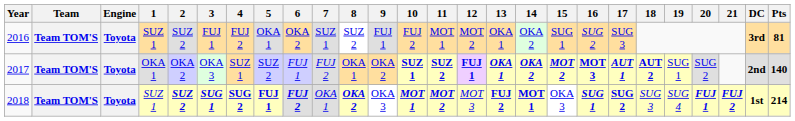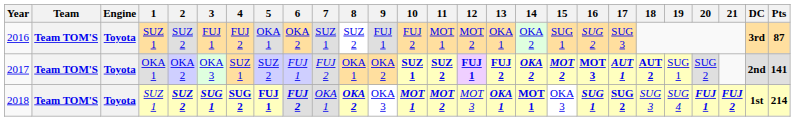(779, 37) 81 -> (779, 37) 87
(501, 68) OKA 1 -> (501, 68) FUJ 2
(779, 68) 140 -> (779, 68) 141
(501, 100) FUJ 2 -> (501, 100) OKA 1
